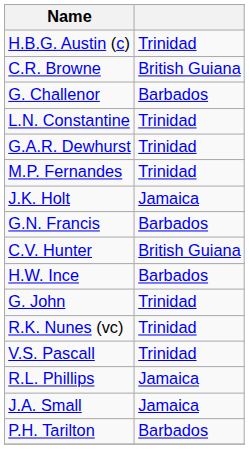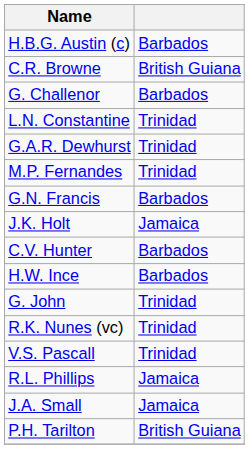(167, 43) Trinidad -> (173, 43) Barbados
rows swapped: (54, 224) <-> (39, 198)
(189, 250) British Guiana -> (173, 250) Barbados
(173, 431) Barbados -> (189, 431) British Guiana
